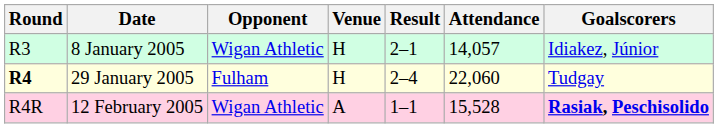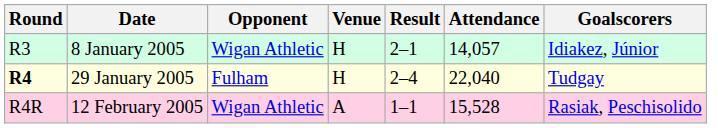(474, 78) 22,060 -> (474, 78) 22,040
(628, 107) bold -> (625, 107) normal
